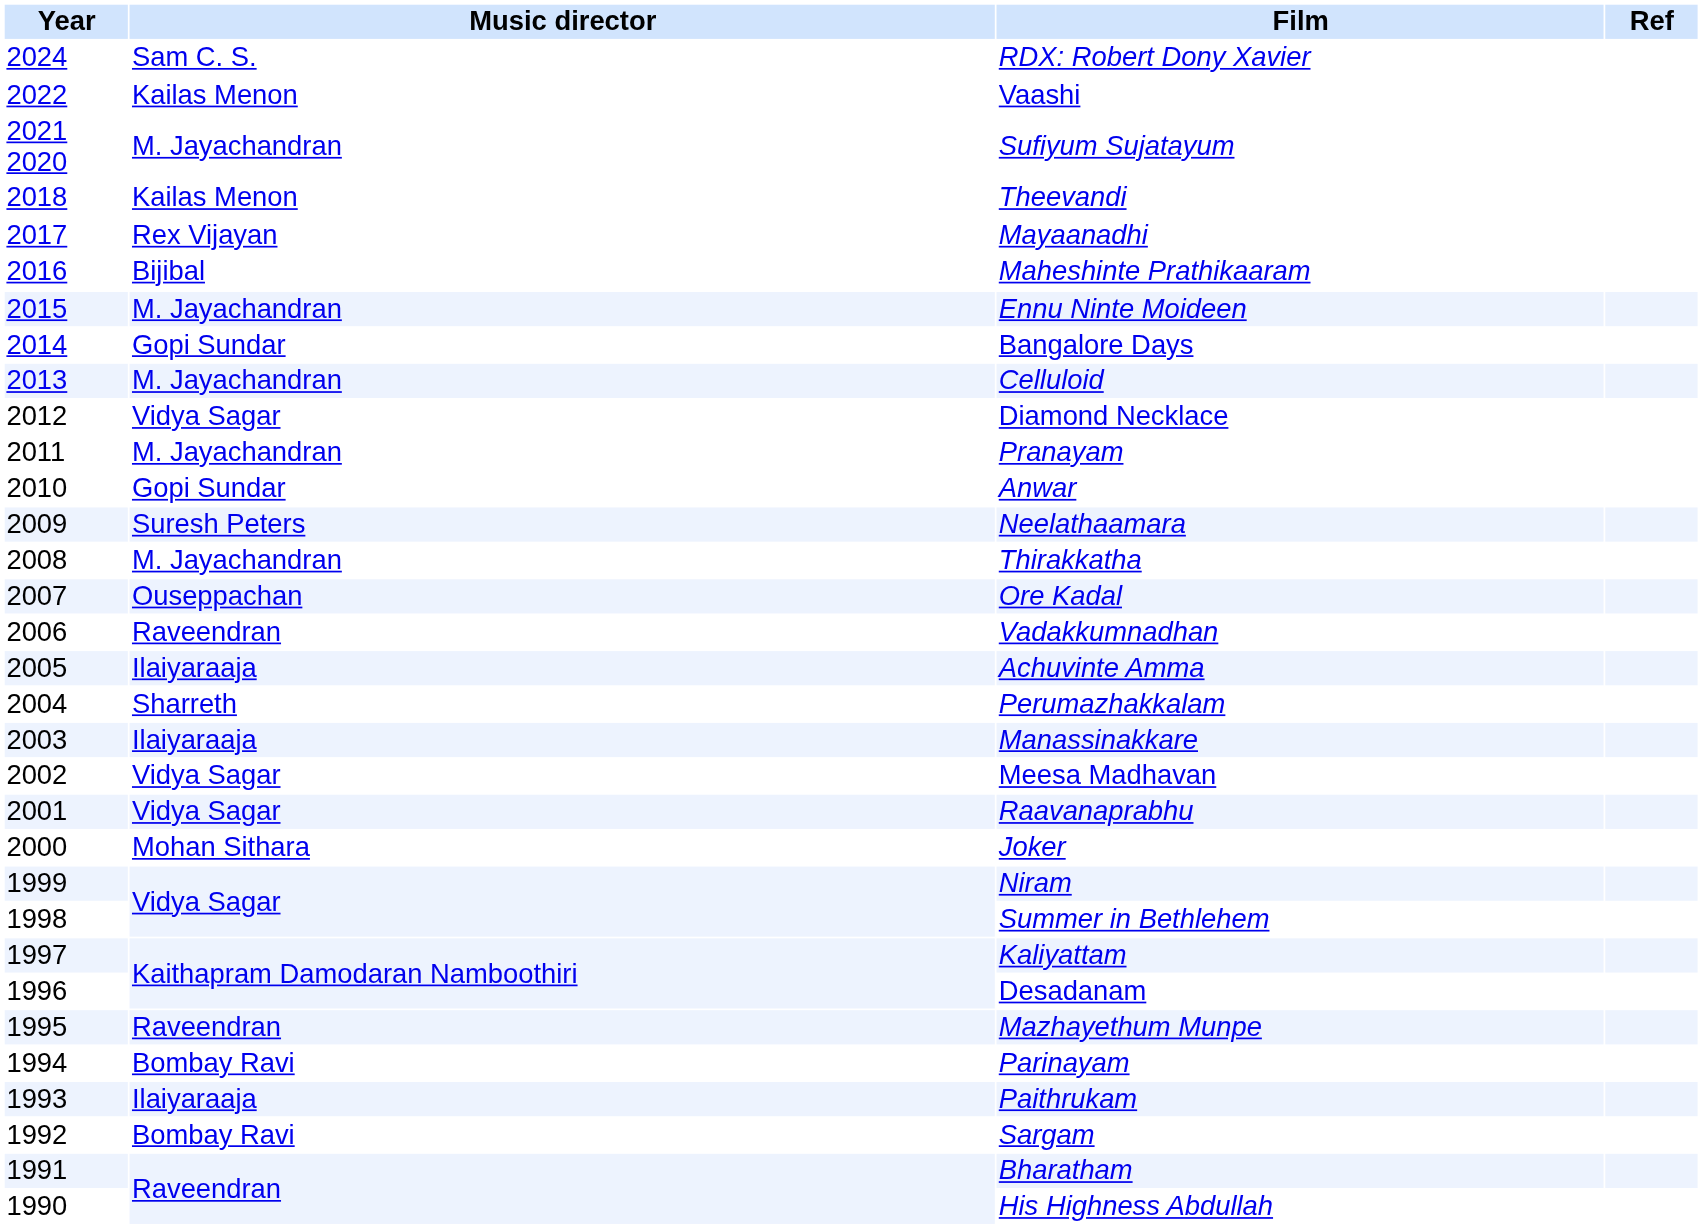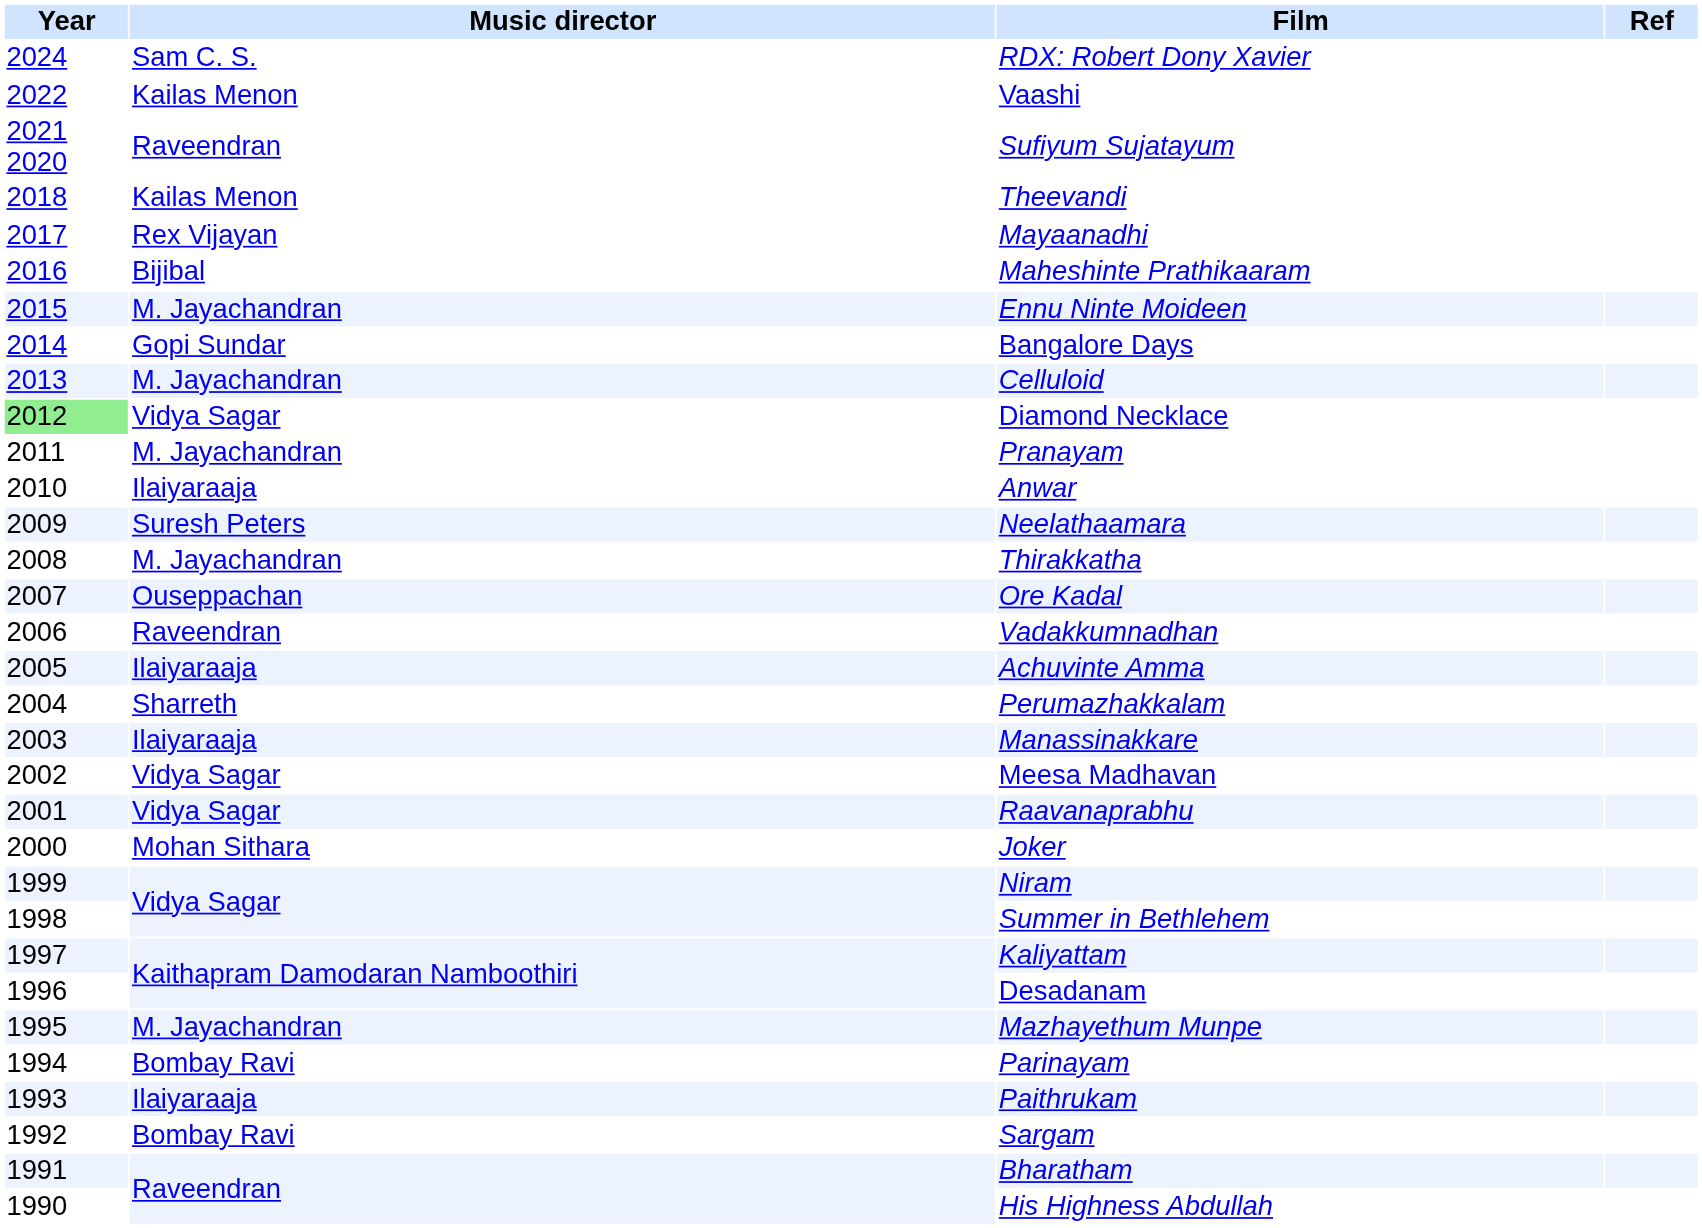(237, 146) M. Jayachandran -> (207, 146) Raveendran
(37, 416) no background -> (37, 416) lightgreen background
(209, 488) Gopi Sundar -> (194, 488) Ilaiyaraaja
(207, 1026) Raveendran -> (237, 1026) M. Jayachandran
